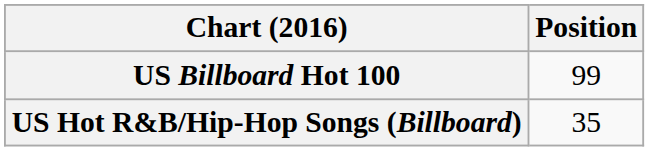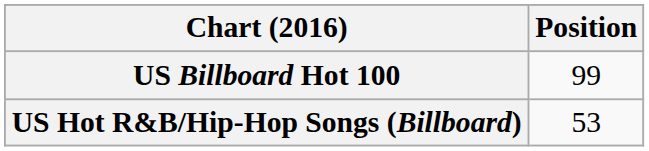(586, 121) 35 -> (586, 121) 53
